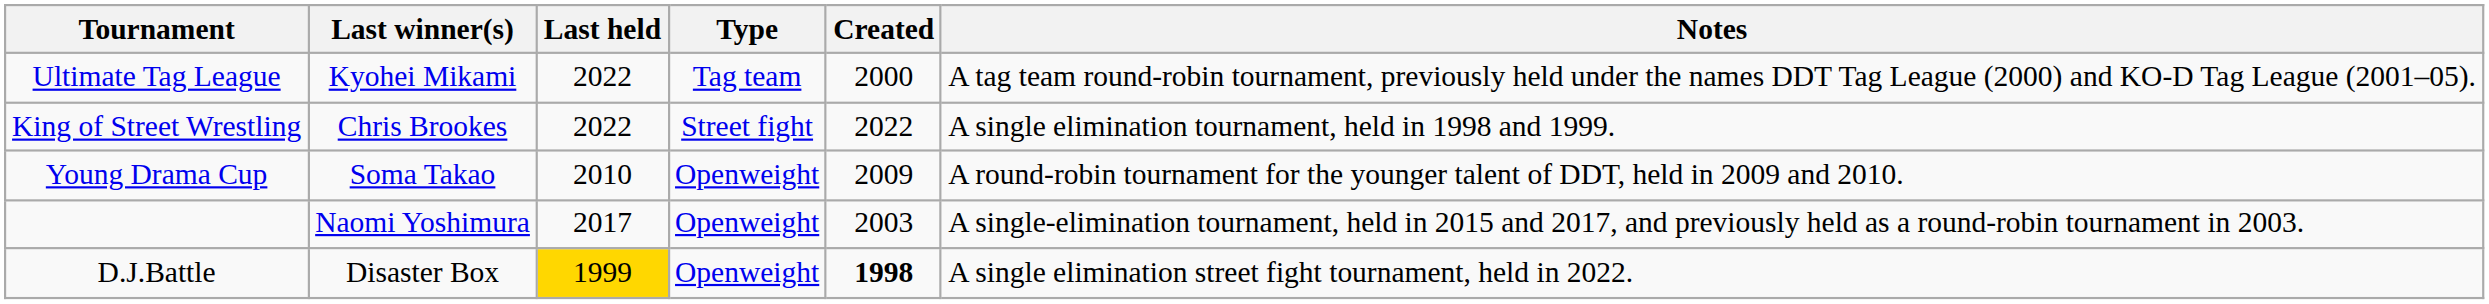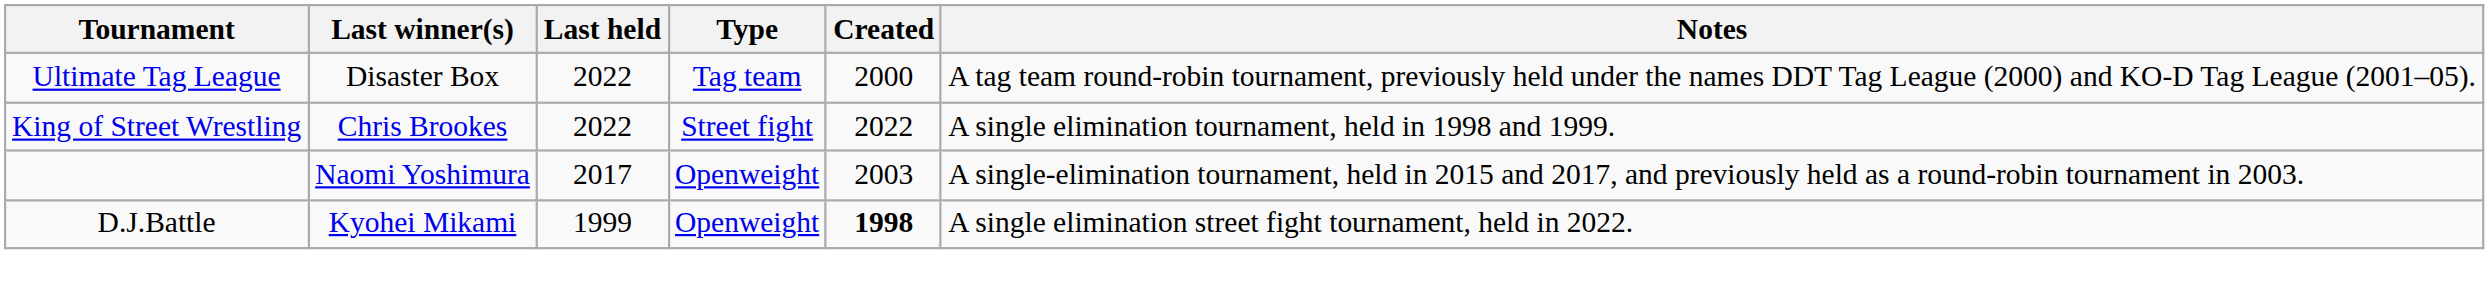(423, 77) Kyohei Mikami -> (423, 77) Disaster Box
- row: (157, 174)
(423, 271) Disaster Box -> (423, 223) Kyohei Mikami
(602, 271) gold background -> (602, 223) no background
